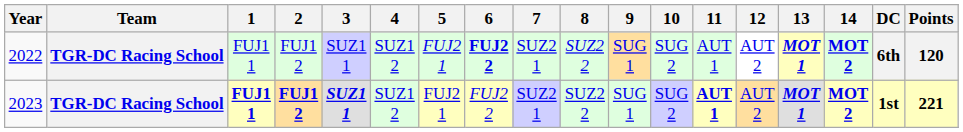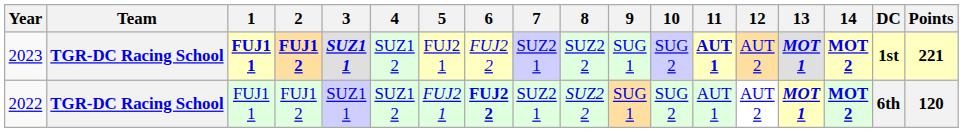rows swapped: (25, 55) <-> (25, 103)
